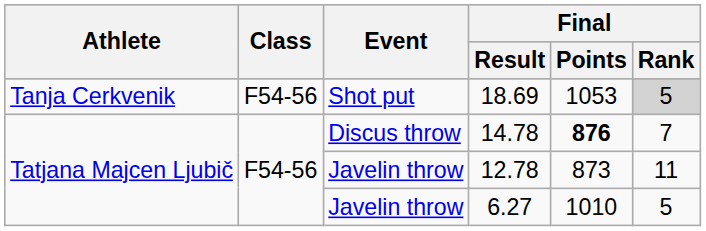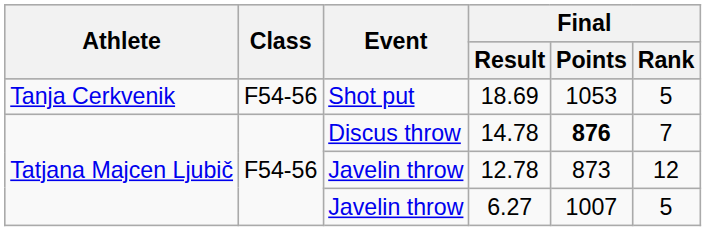(666, 97) lightgrey background -> (666, 97) no background
(666, 170) 11 -> (666, 170) 12
(591, 207) 1010 -> (591, 207) 1007
